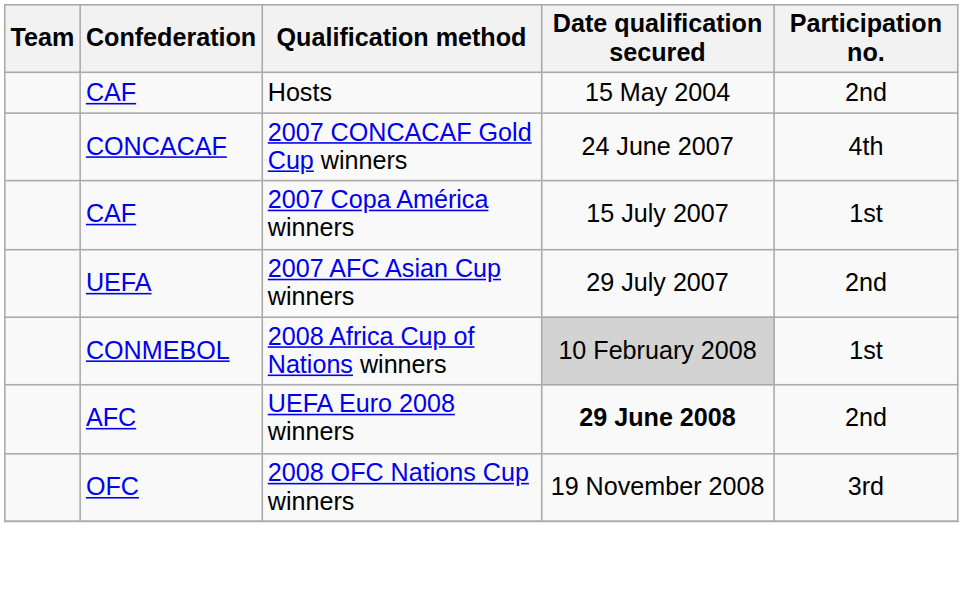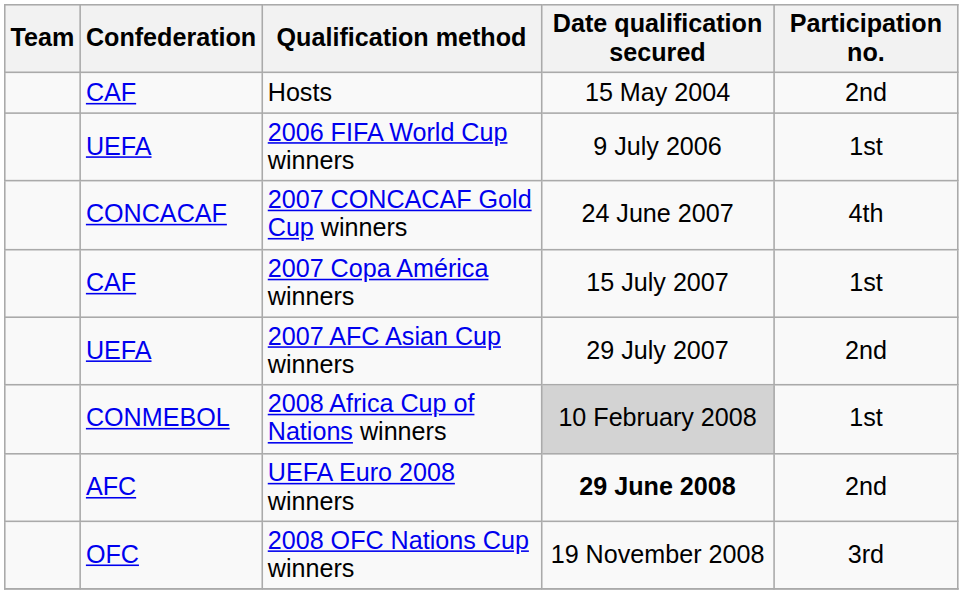+ row: (388, 146)
